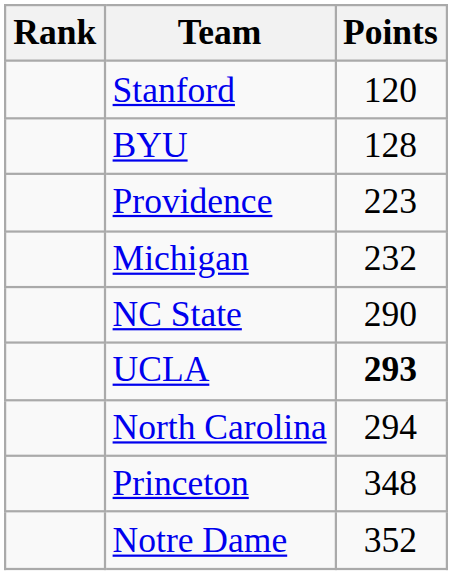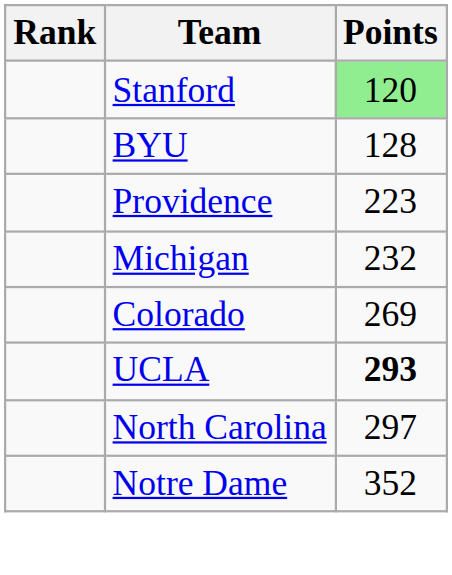(390, 88) no background -> (390, 88) lightgreen background
+ row: (179, 314)
- row: (177, 314)
(390, 426) 294 -> (390, 426) 297
- row: (181, 483)
